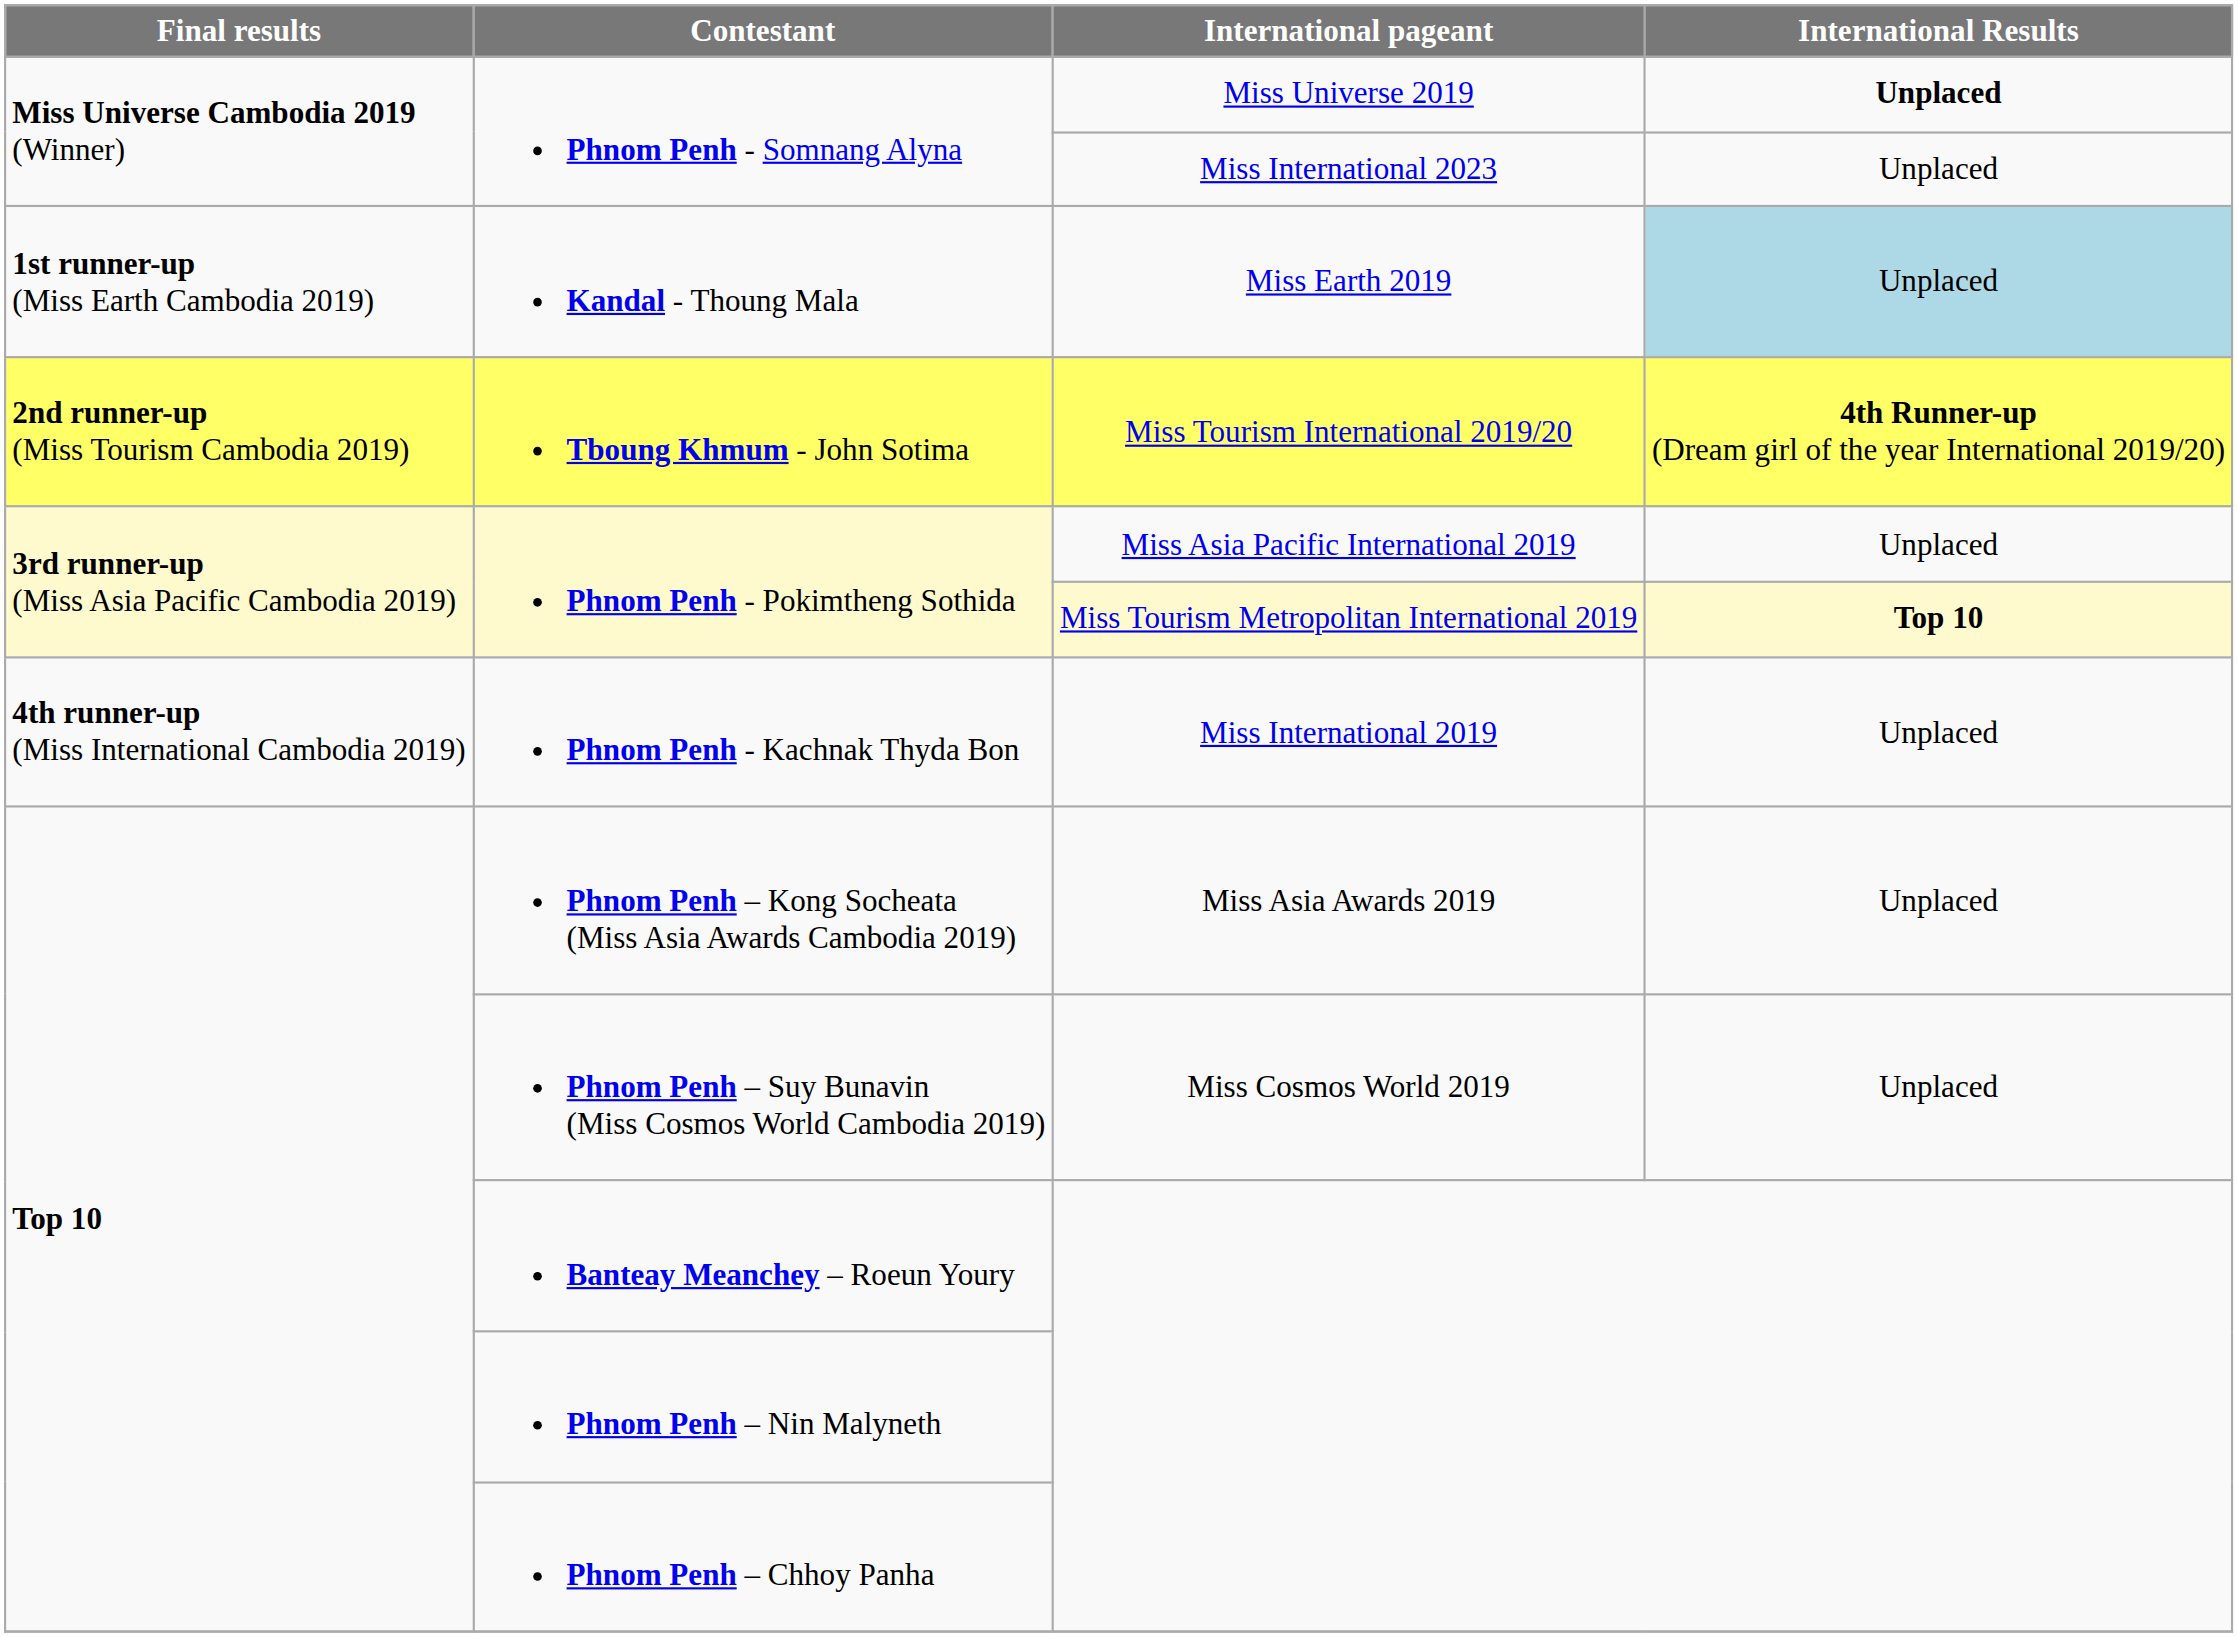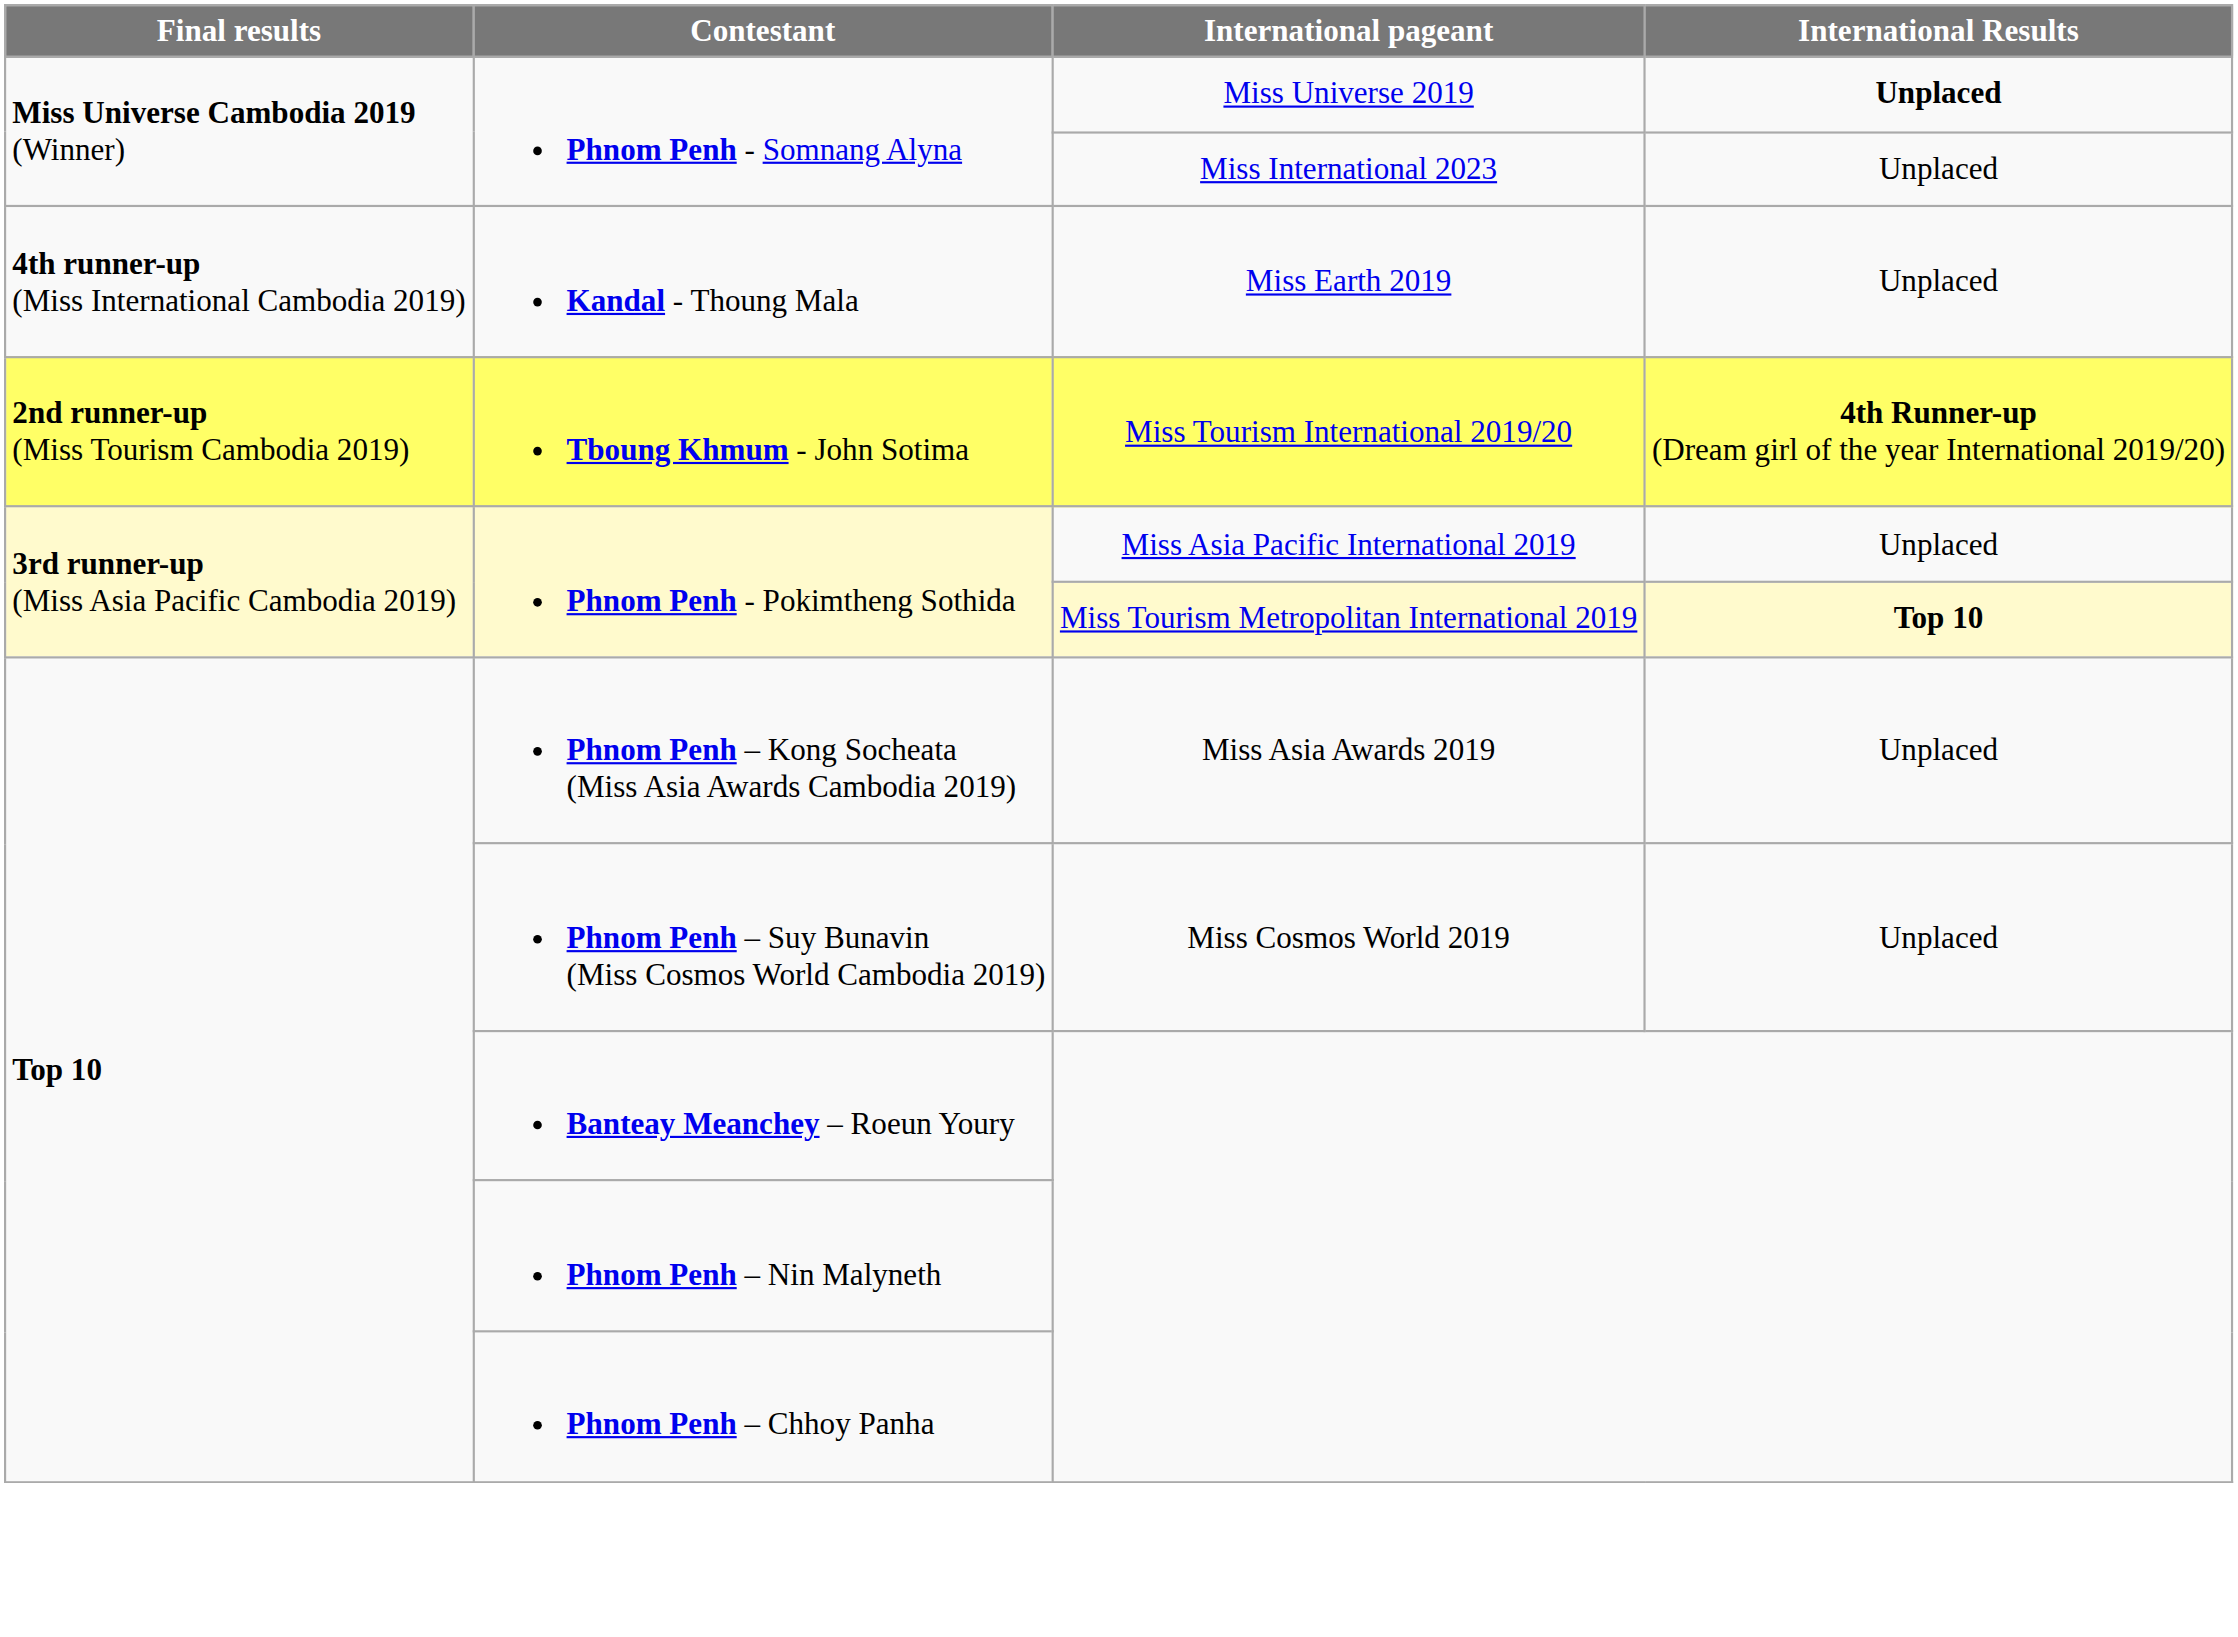(193, 281) 1st runner-up (Miss Earth Cambodia 2019) -> (239, 281) 4th runner-up (Miss International Cambodia 2019)
(1938, 281) lightblue background -> (1938, 281) no background
- row: (763, 751)
